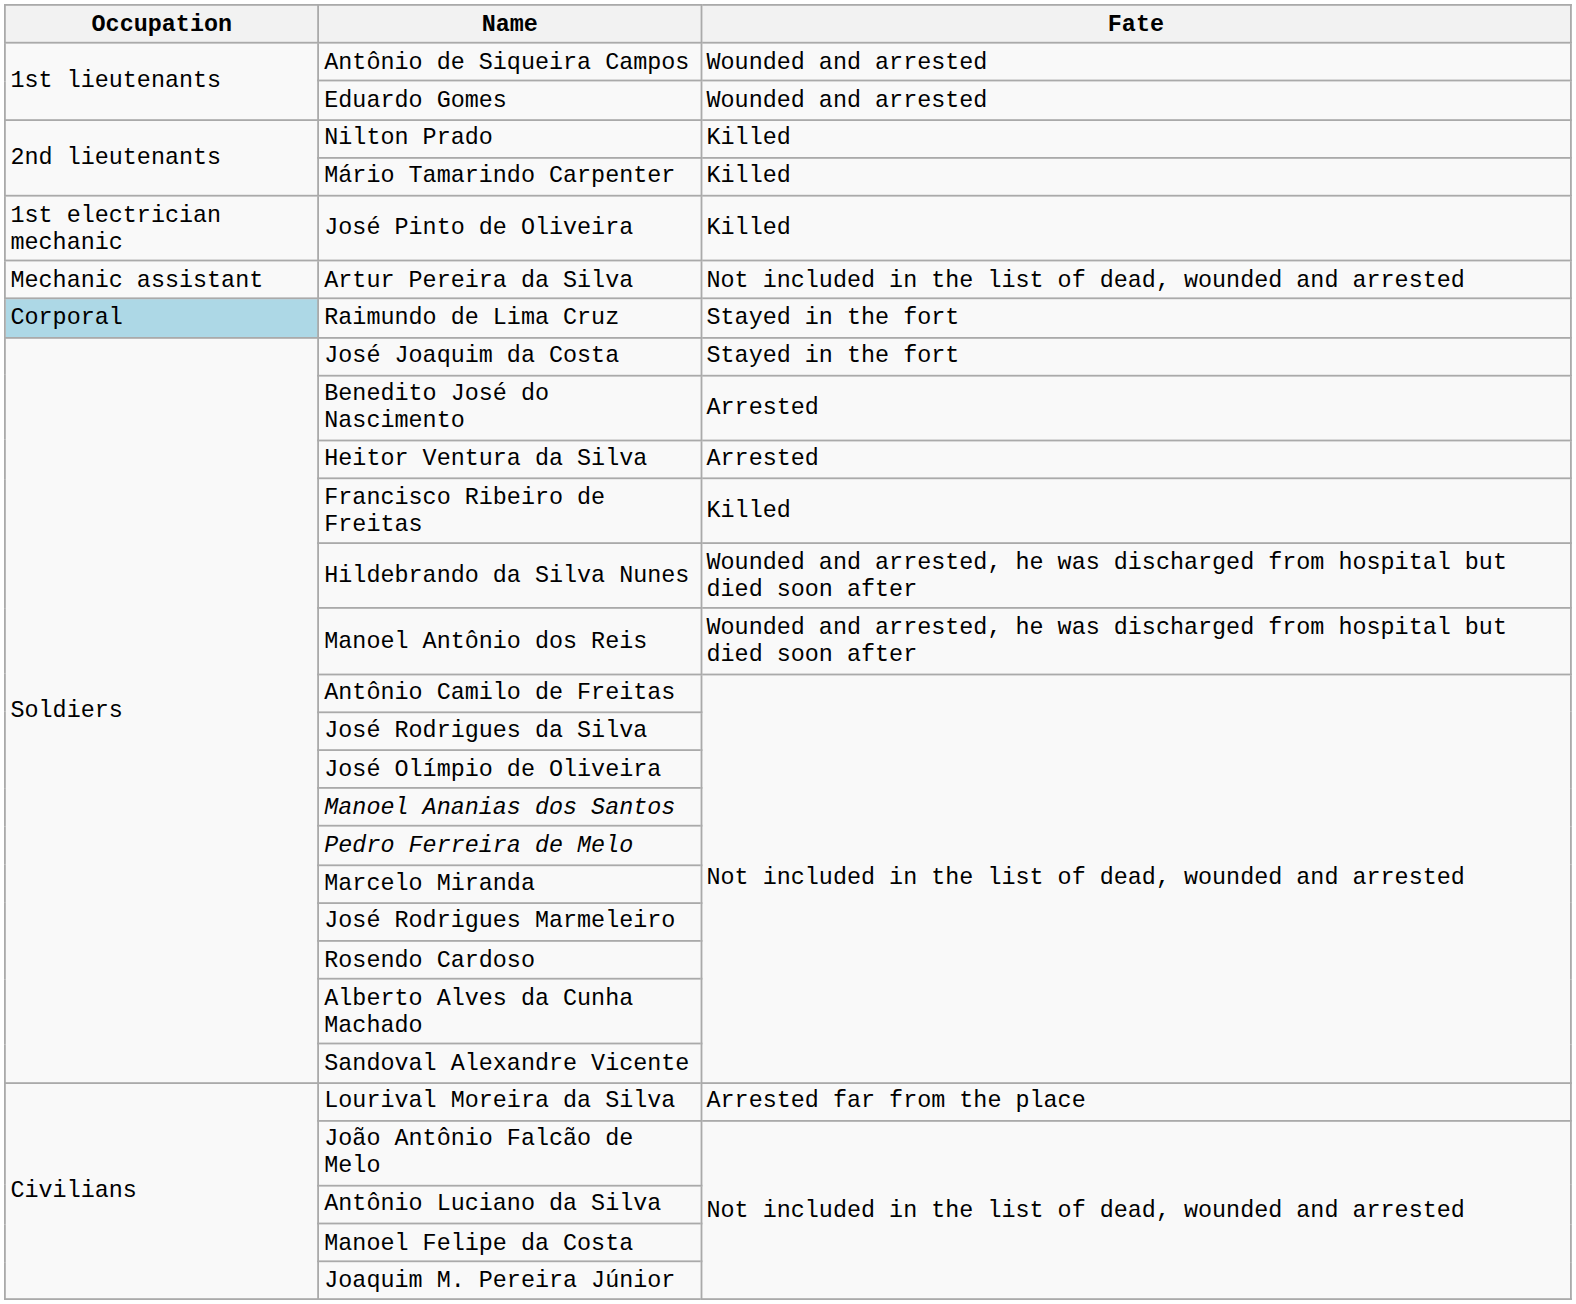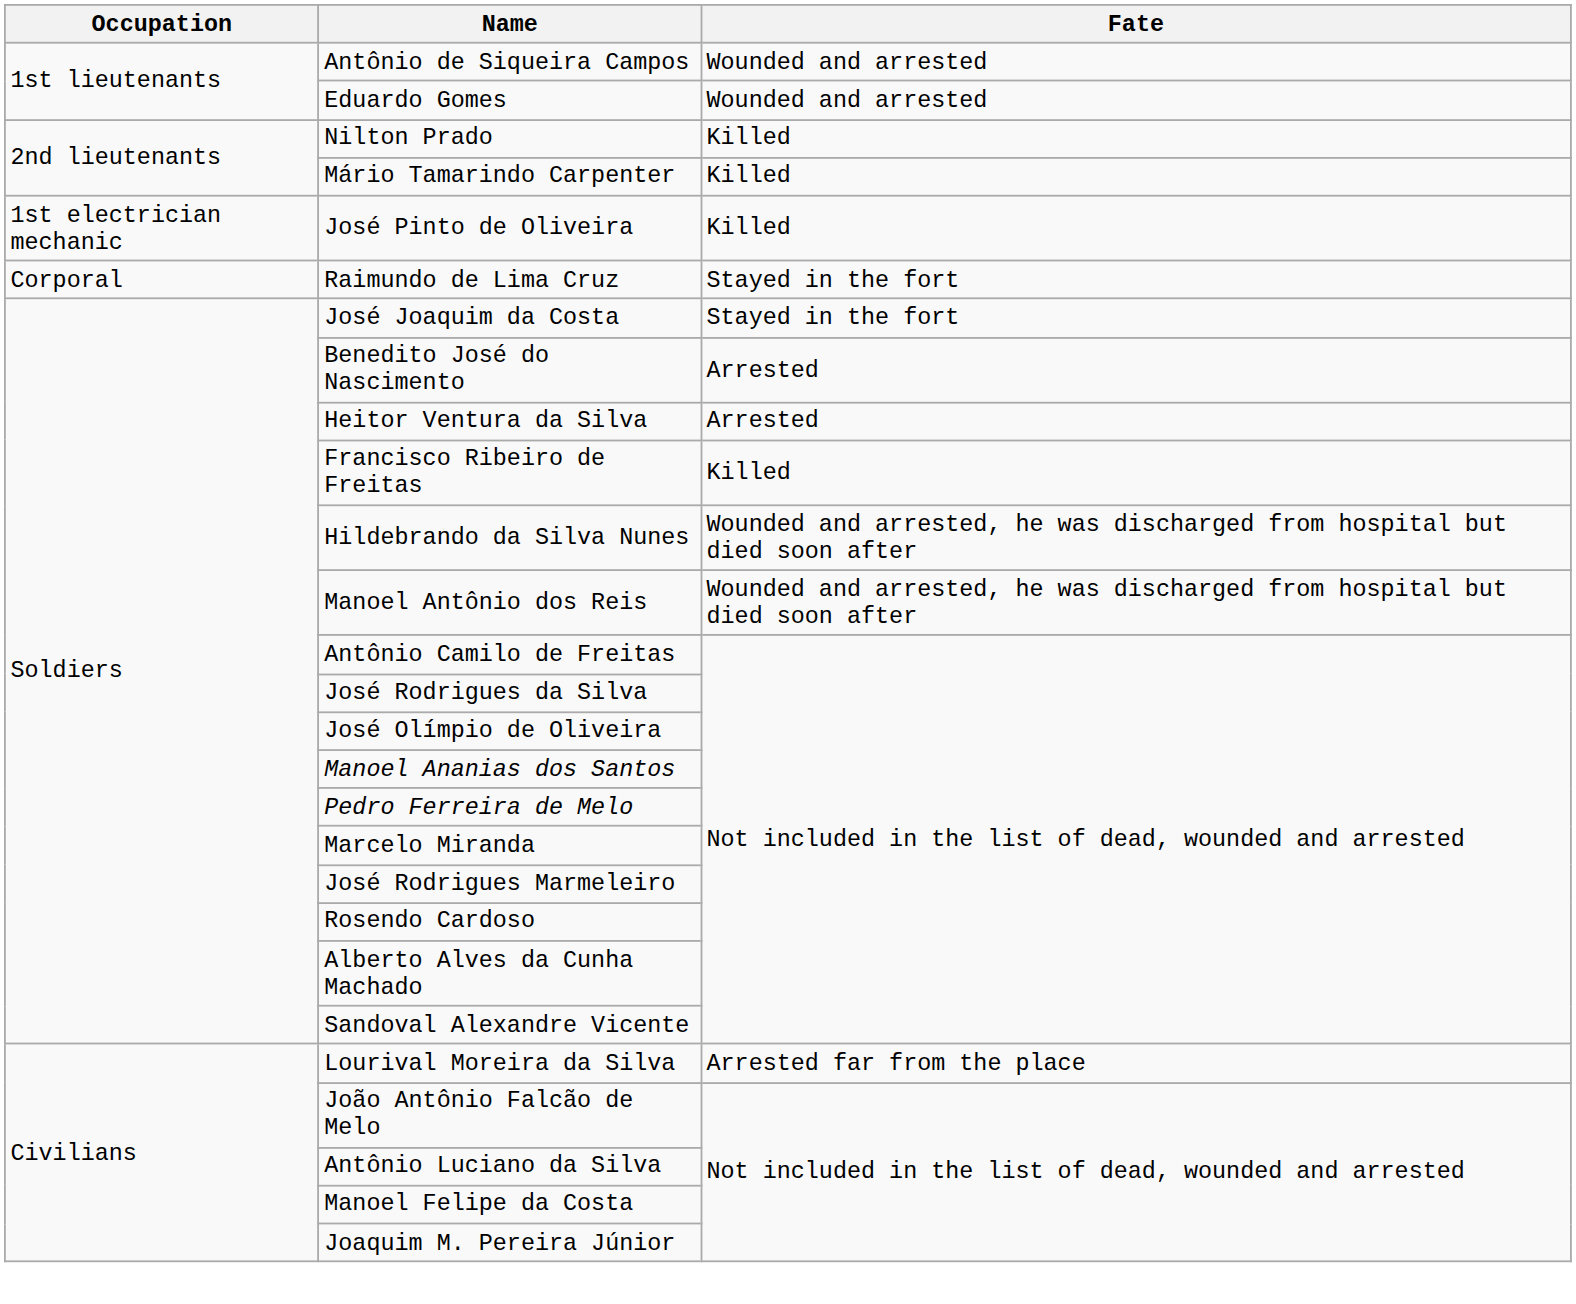- row: (479, 280)
(67, 318) lightblue background -> (67, 280) no background
